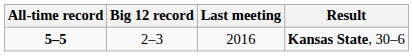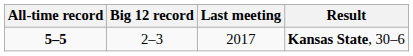(241, 39) 2016 -> (241, 39) 2017
